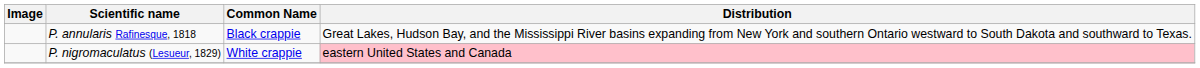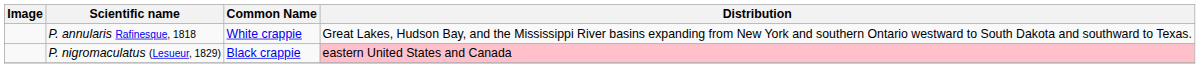(264, 33) Black crappie -> (264, 33) White crappie
(264, 53) White crappie -> (264, 53) Black crappie
